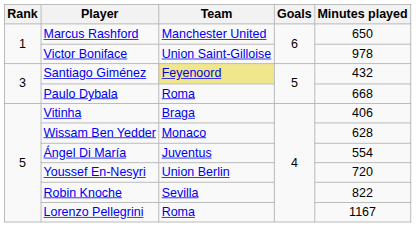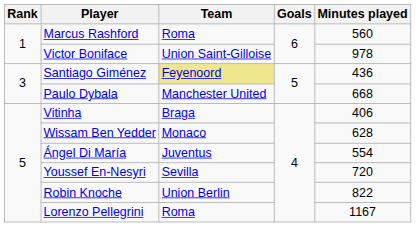(214, 34) Manchester United -> (178, 34) Roma
(363, 34) 650 -> (363, 34) 560
(363, 73) 432 -> (363, 73) 436
(178, 93) Roma -> (214, 93) Manchester United
(196, 172) Union Berlin -> (180, 172) Sevilla
(180, 192) Sevilla -> (196, 192) Union Berlin
